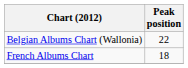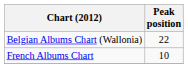(164, 55) 18 -> (164, 55) 10
